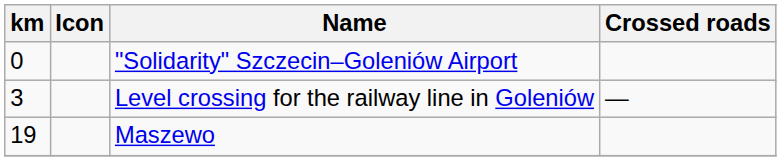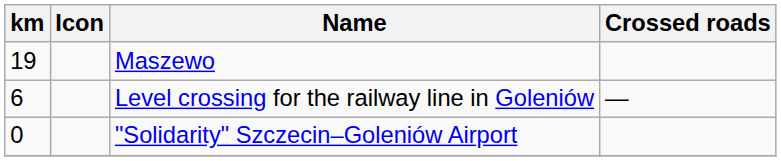rows swapped: (316, 60) <-> (165, 135)
(17, 98) 3 -> (17, 98) 6
